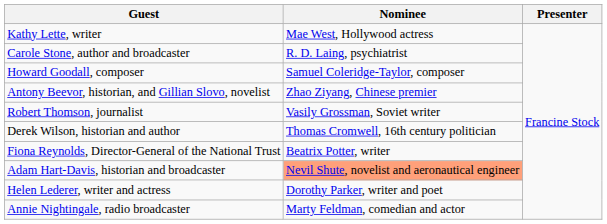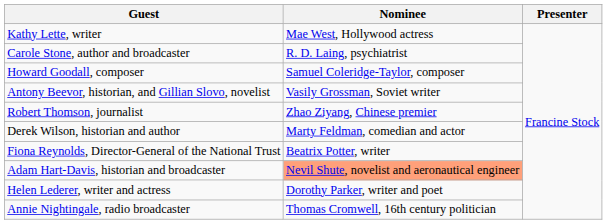(361, 92) Zhao Ziyang, Chinese premier -> (363, 92) Vasily Grossman, Soviet writer
(363, 111) Vasily Grossman, Soviet writer -> (361, 111) Zhao Ziyang, Chinese premier
(391, 131) Thomas Cromwell, 16th century politician -> (376, 131) Marty Feldman, comedian and actor
(376, 209) Marty Feldman, comedian and actor -> (391, 209) Thomas Cromwell, 16th century politician
